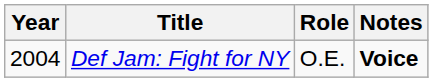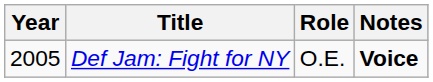(35, 58) 2004 -> (35, 58) 2005
